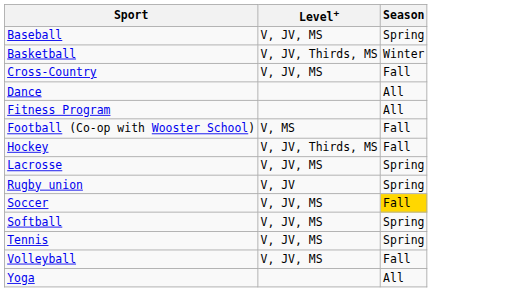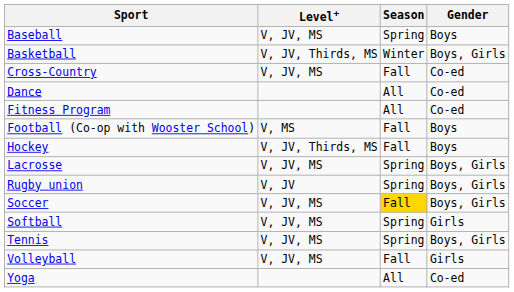+ column: (468, 15)
